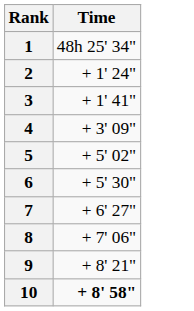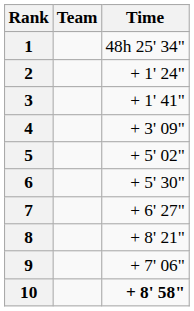+ column: (77, 18)
(109, 237) + 7' 06" -> (158, 237) + 8' 21"
(109, 264) + 8' 21" -> (158, 264) + 7' 06"
